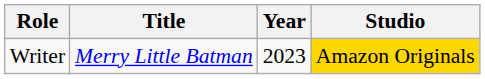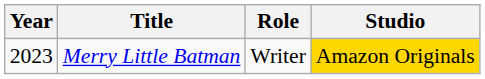columns swapped: (284, 21) <-> (37, 21)
